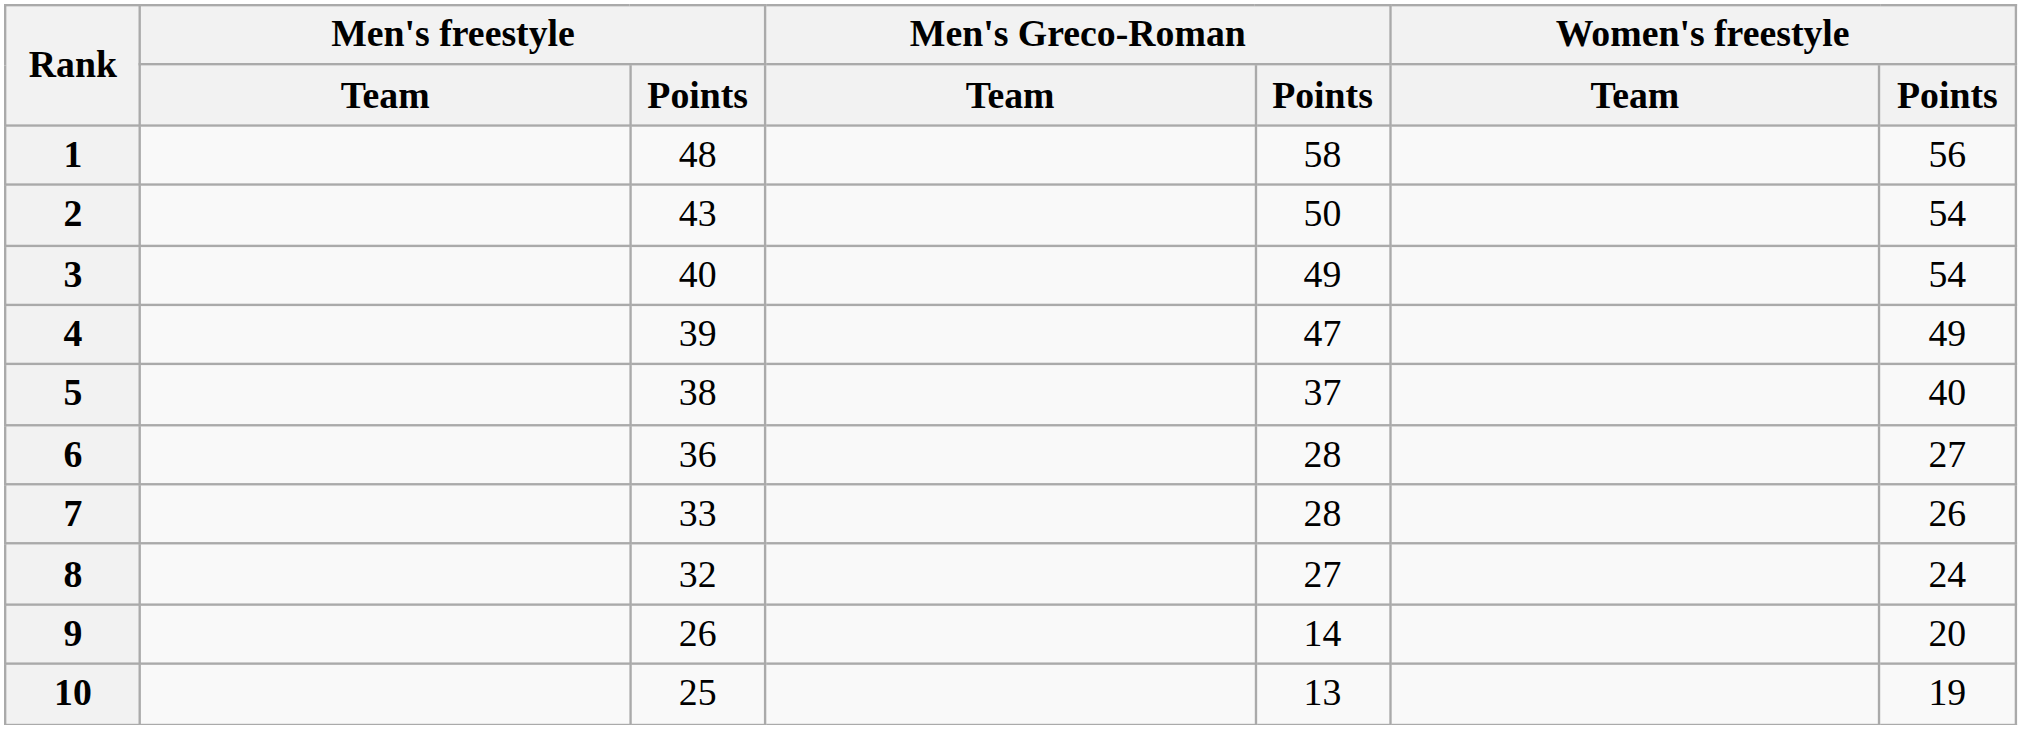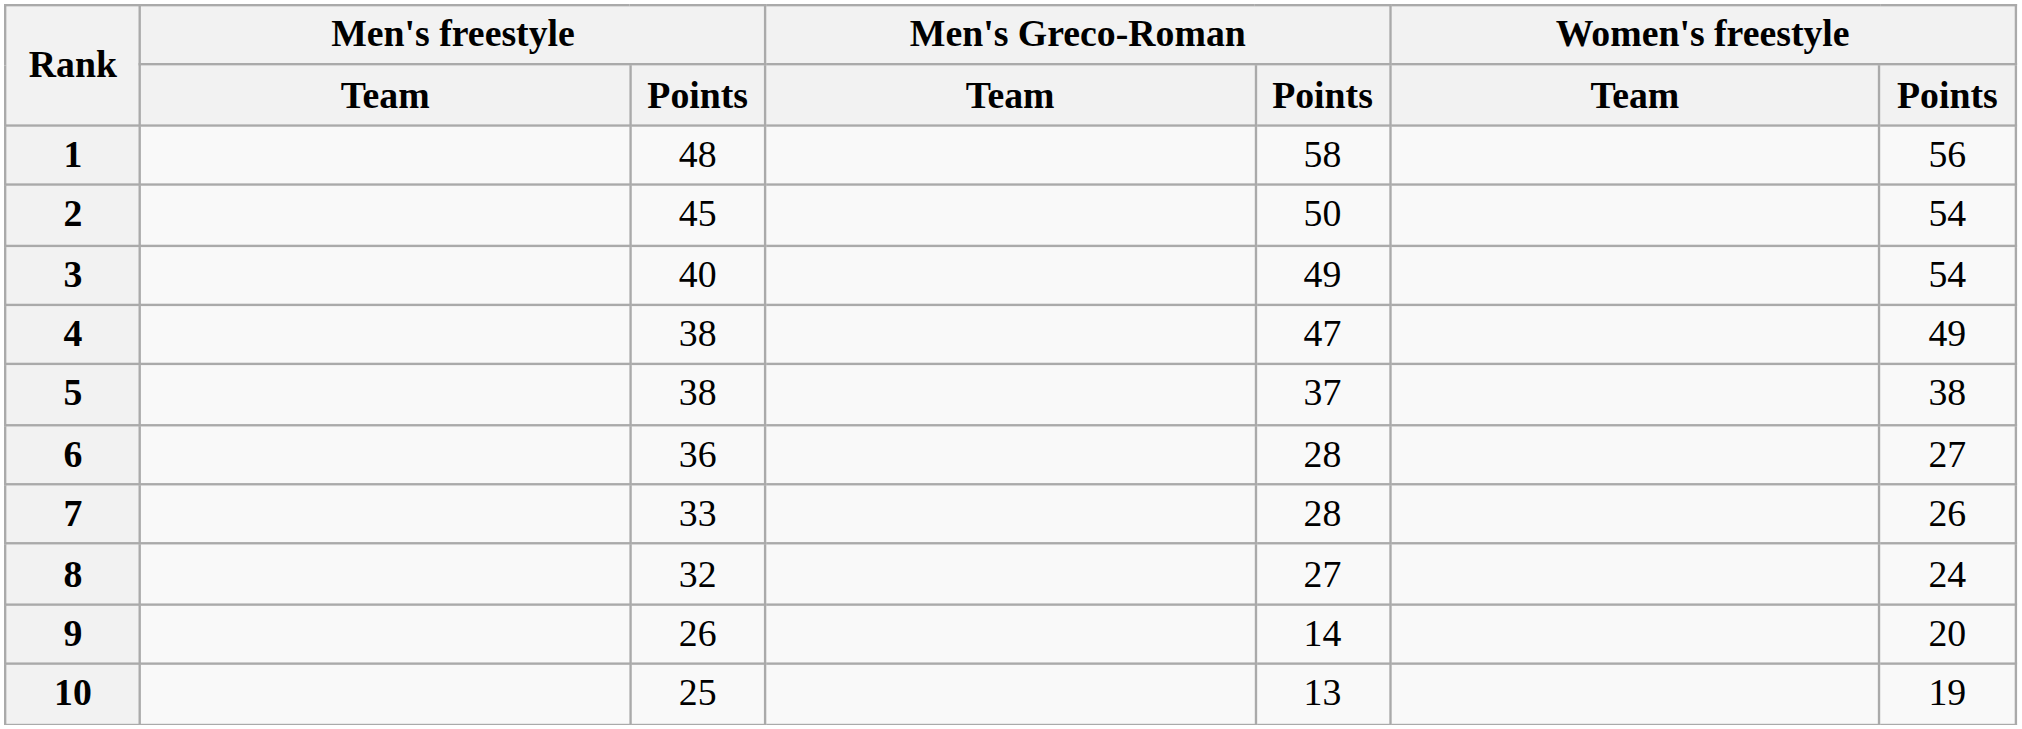(698, 214) 43 -> (698, 214) 45
(698, 333) 39 -> (698, 333) 38
(1947, 393) 40 -> (1947, 393) 38
